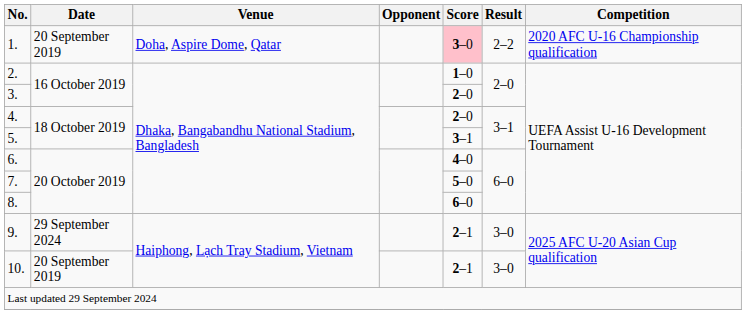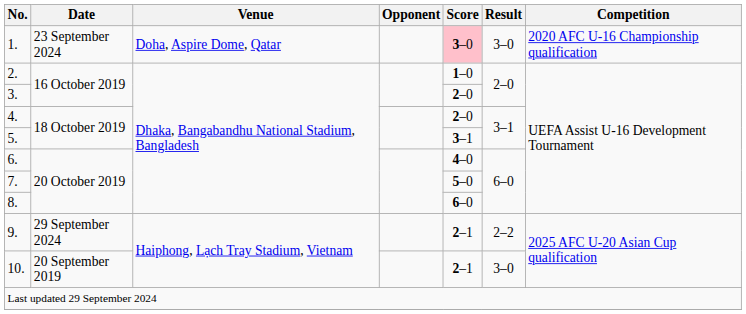(71, 44) 20 September 2019 -> (71, 44) 23 September 2024
(503, 44) 2–2 -> (503, 44) 3–0
(503, 232) 3–0 -> (503, 232) 2–2
